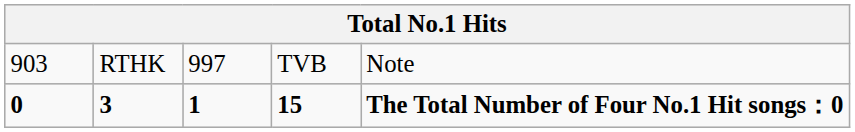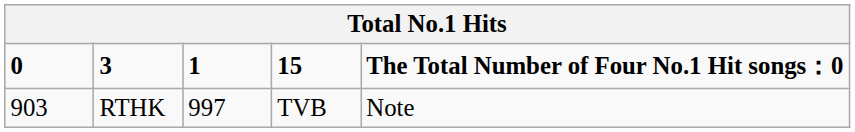rows swapped: (132, 63) <-> (106, 105)
